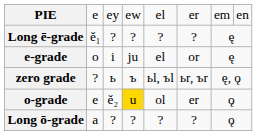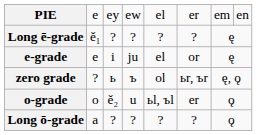(95, 57) o -> (95, 57) e
(160, 78) ьl, ъl -> (160, 78) ol
(95, 99) e -> (95, 99) o
(133, 99) gold background -> (133, 99) no background
(160, 99) ol -> (160, 99) ьl, ъl
